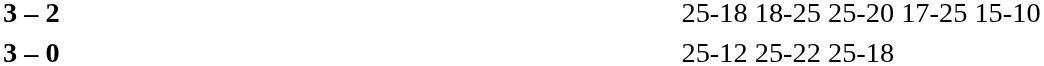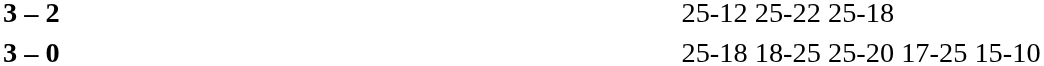(861, 13) 25-18 18-25 25-20 17-25 15-10 -> (788, 13) 25-12 25-22 25-18
(788, 52) 25-12 25-22 25-18 -> (861, 52) 25-18 18-25 25-20 17-25 15-10
